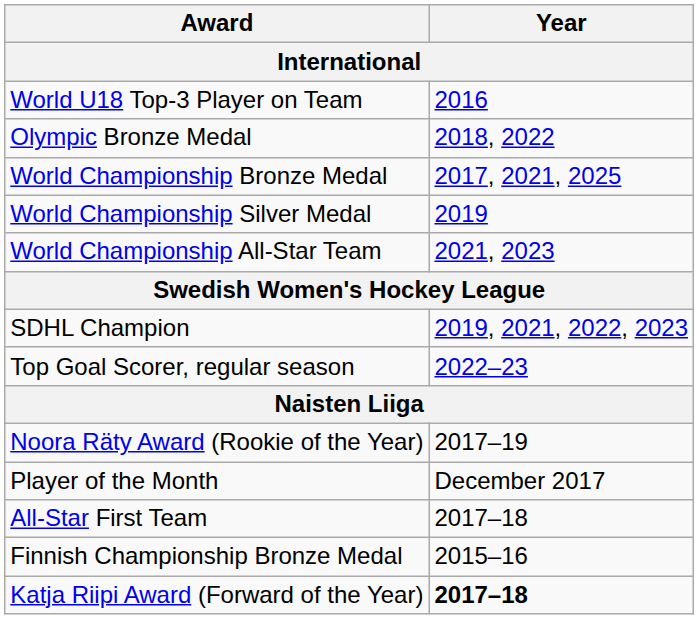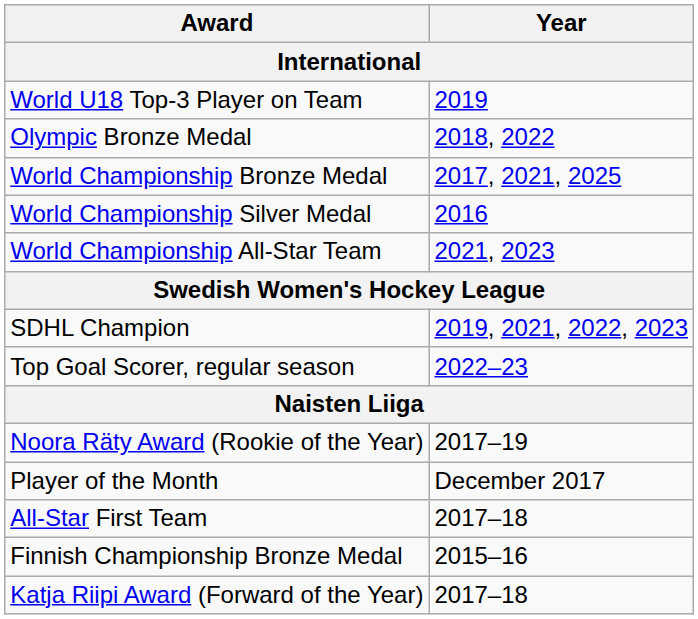(461, 99) 2016 -> (461, 99) 2019
(461, 213) 2019 -> (461, 213) 2016
(481, 594) bold -> (481, 594) normal
